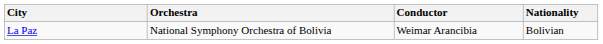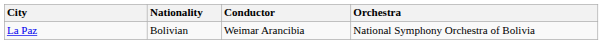columns swapped: (174, 13) <-> (552, 13)
